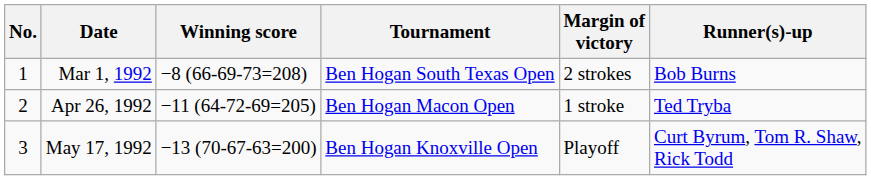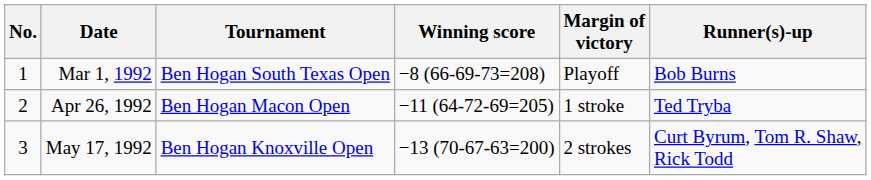columns swapped: (440, 31) <-> (239, 31)
(597, 74) 2 strokes -> (591, 74) Playoff
(591, 148) Playoff -> (597, 148) 2 strokes
